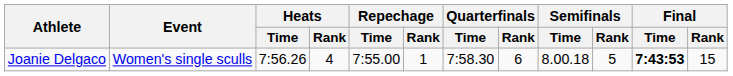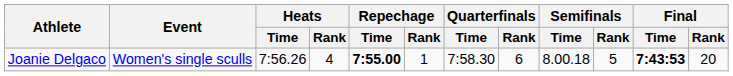(376, 60) normal -> (377, 60) bold
(707, 60) 15 -> (708, 60) 20
